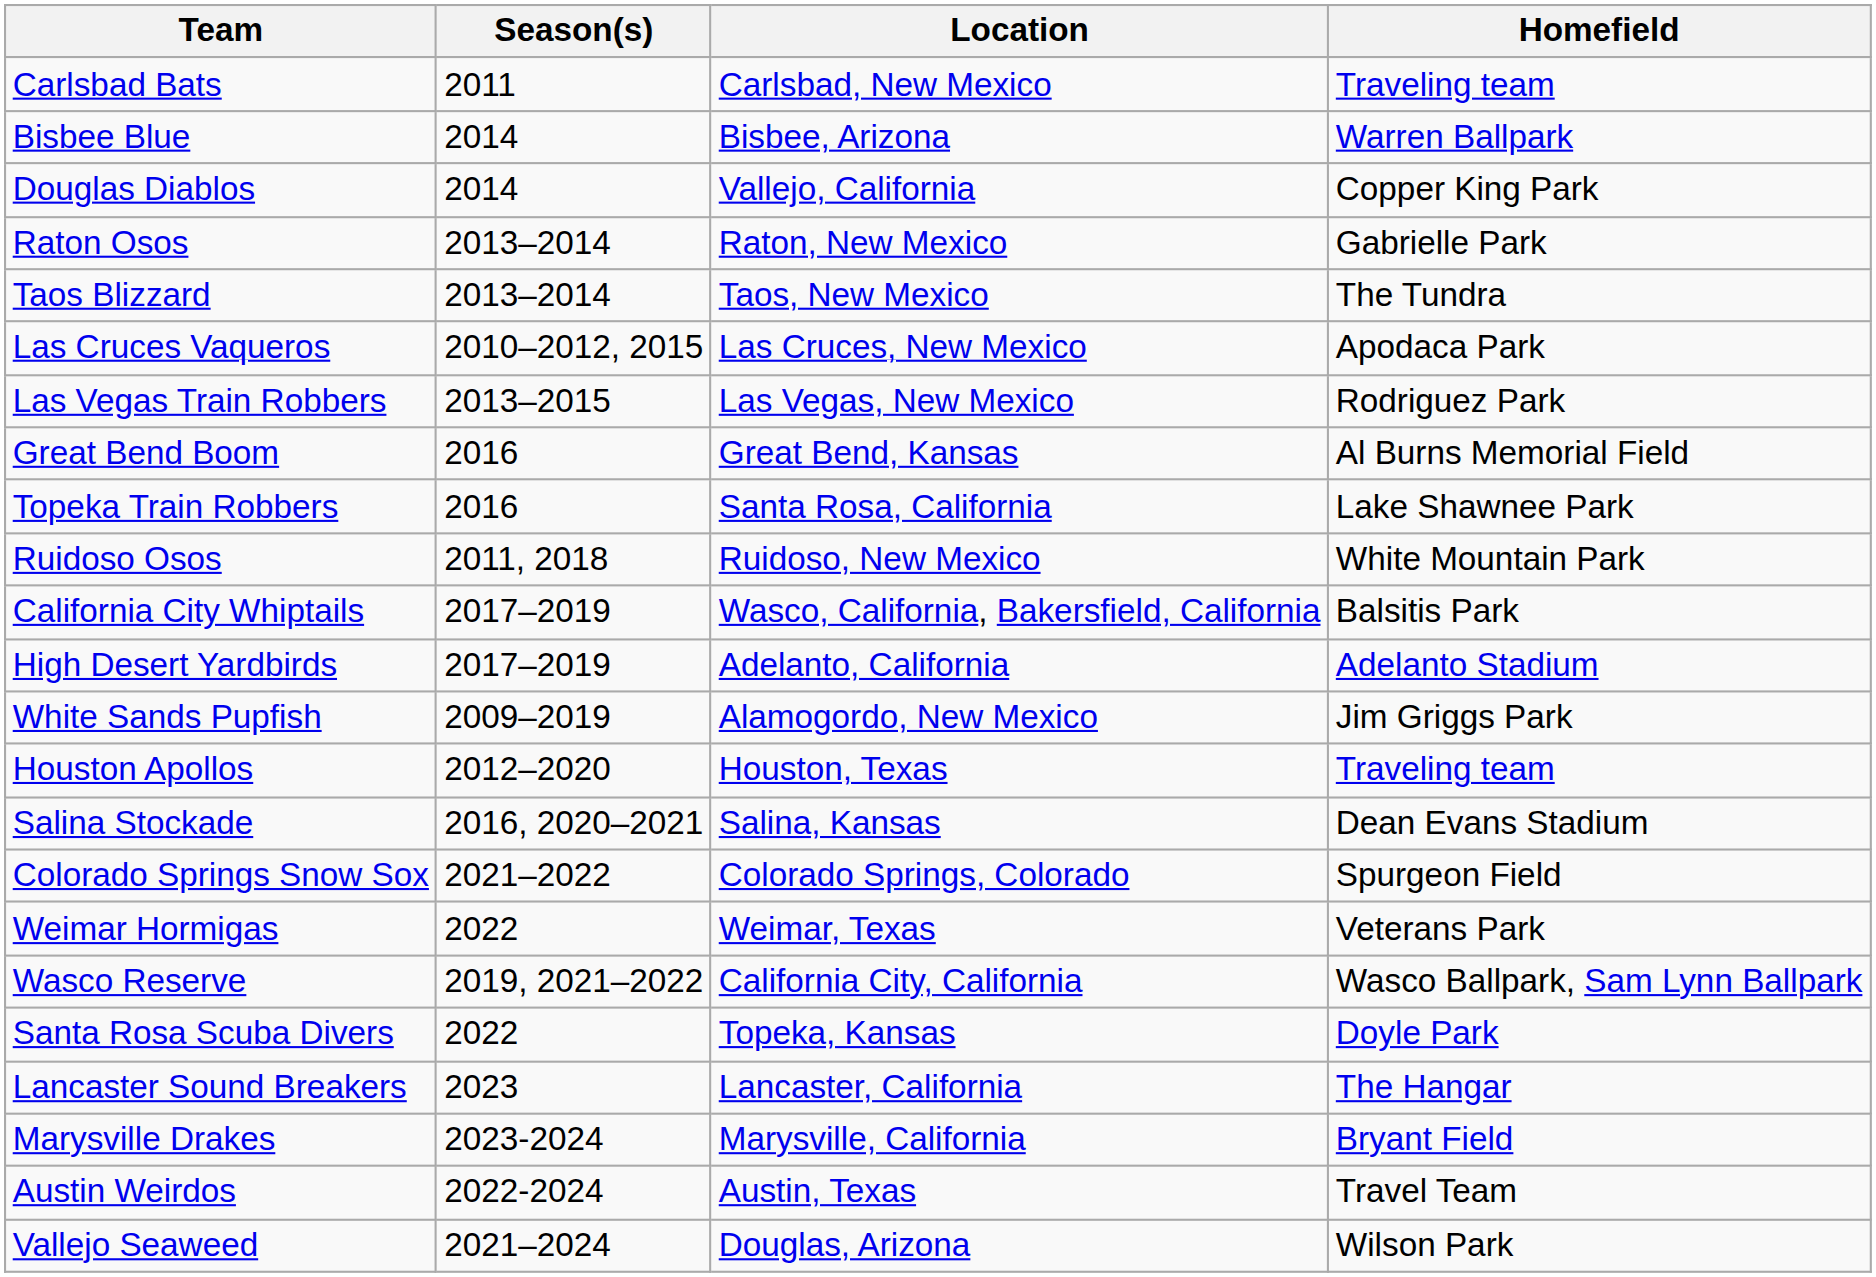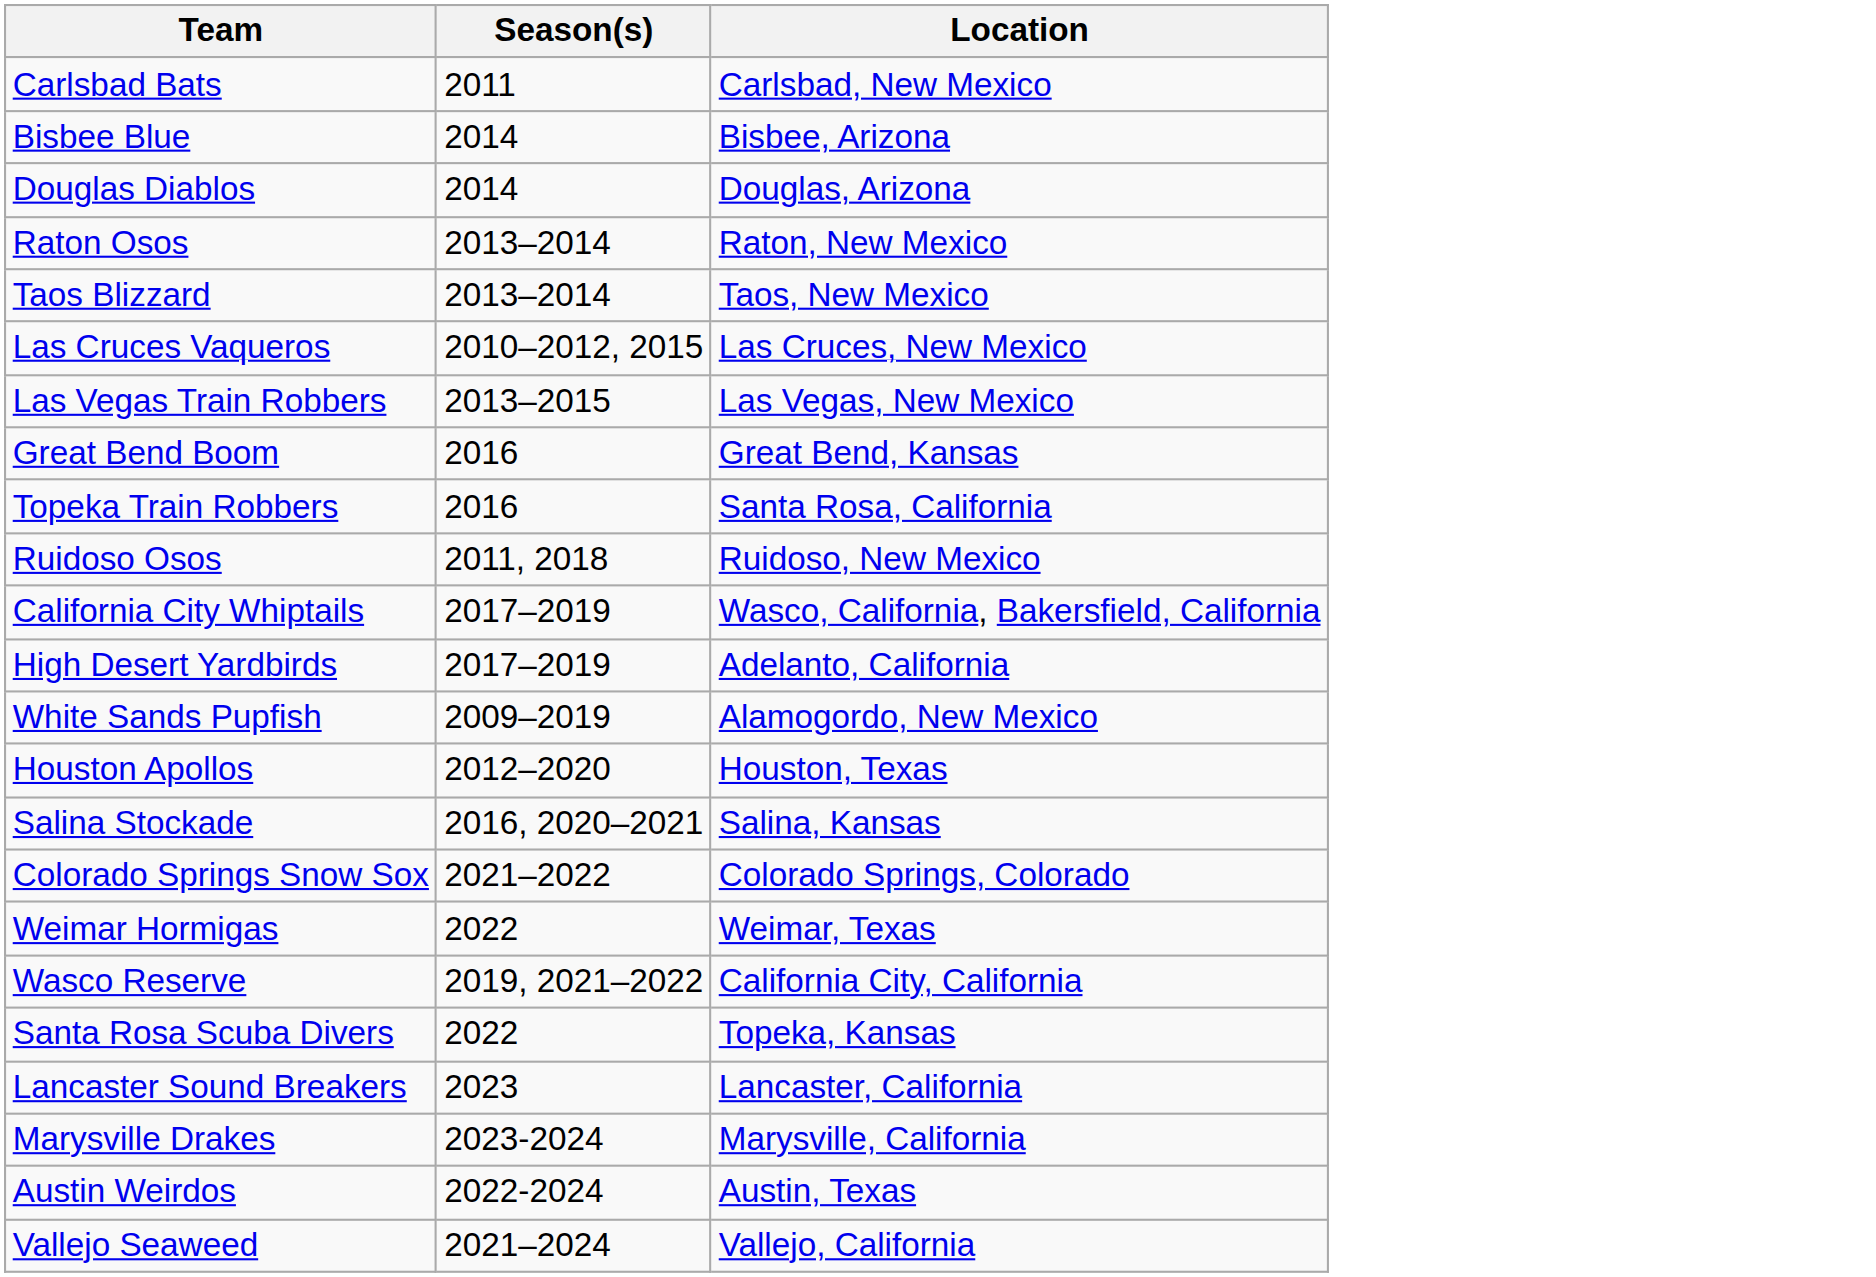- column: (1599, 30)
(847, 189) Vallejo, California -> (845, 189) Douglas, Arizona
(845, 1244) Douglas, Arizona -> (847, 1244) Vallejo, California
